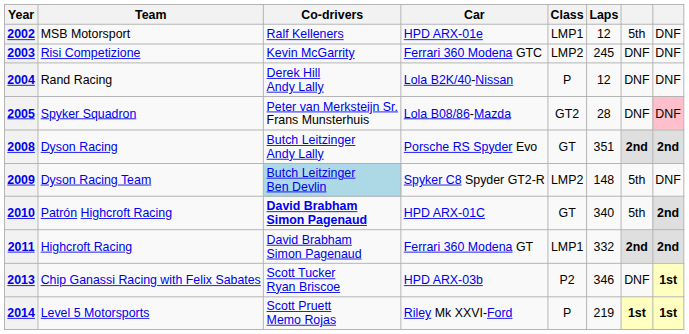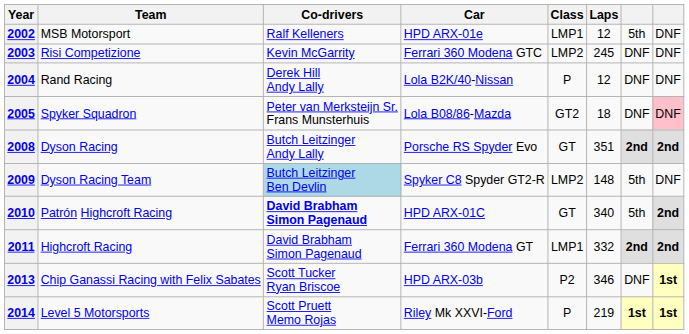(604, 114) 28 -> (604, 114) 18
